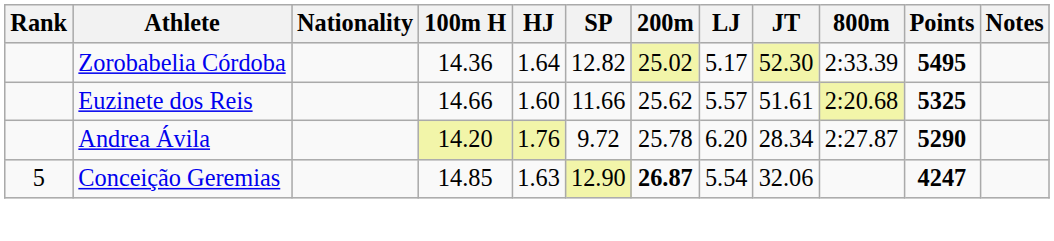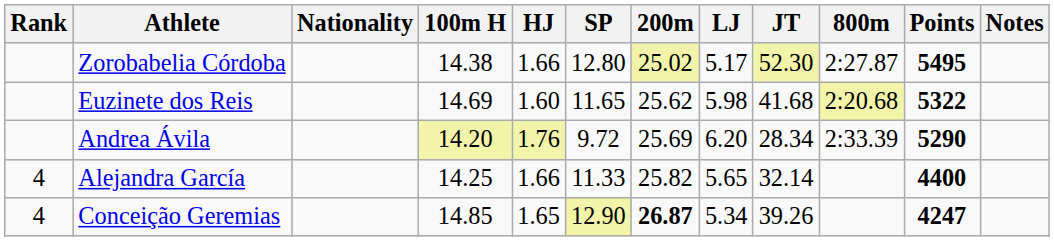(465, 62) 14.36 -> (465, 62) 14.38
(539, 62) 1.64 -> (539, 62) 1.66
(598, 62) 12.82 -> (598, 62) 12.80
(861, 62) 2:33.39 -> (861, 62) 2:27.87
(465, 100) 14.66 -> (465, 100) 14.69
(598, 100) 11.66 -> (598, 100) 11.65
(726, 100) 5.57 -> (726, 100) 5.98
(786, 100) 51.61 -> (786, 100) 41.68
(942, 100) 5325 -> (942, 100) 5322
(665, 139) 25.78 -> (665, 139) 25.69
(861, 139) 2:27.87 -> (861, 139) 2:33.39
+ row: (162, 178)
(39, 178) 5 -> (39, 216) 4
(539, 178) 1.63 -> (539, 216) 1.65
(726, 178) 5.54 -> (726, 216) 5.34
(786, 178) 32.06 -> (786, 216) 39.26
